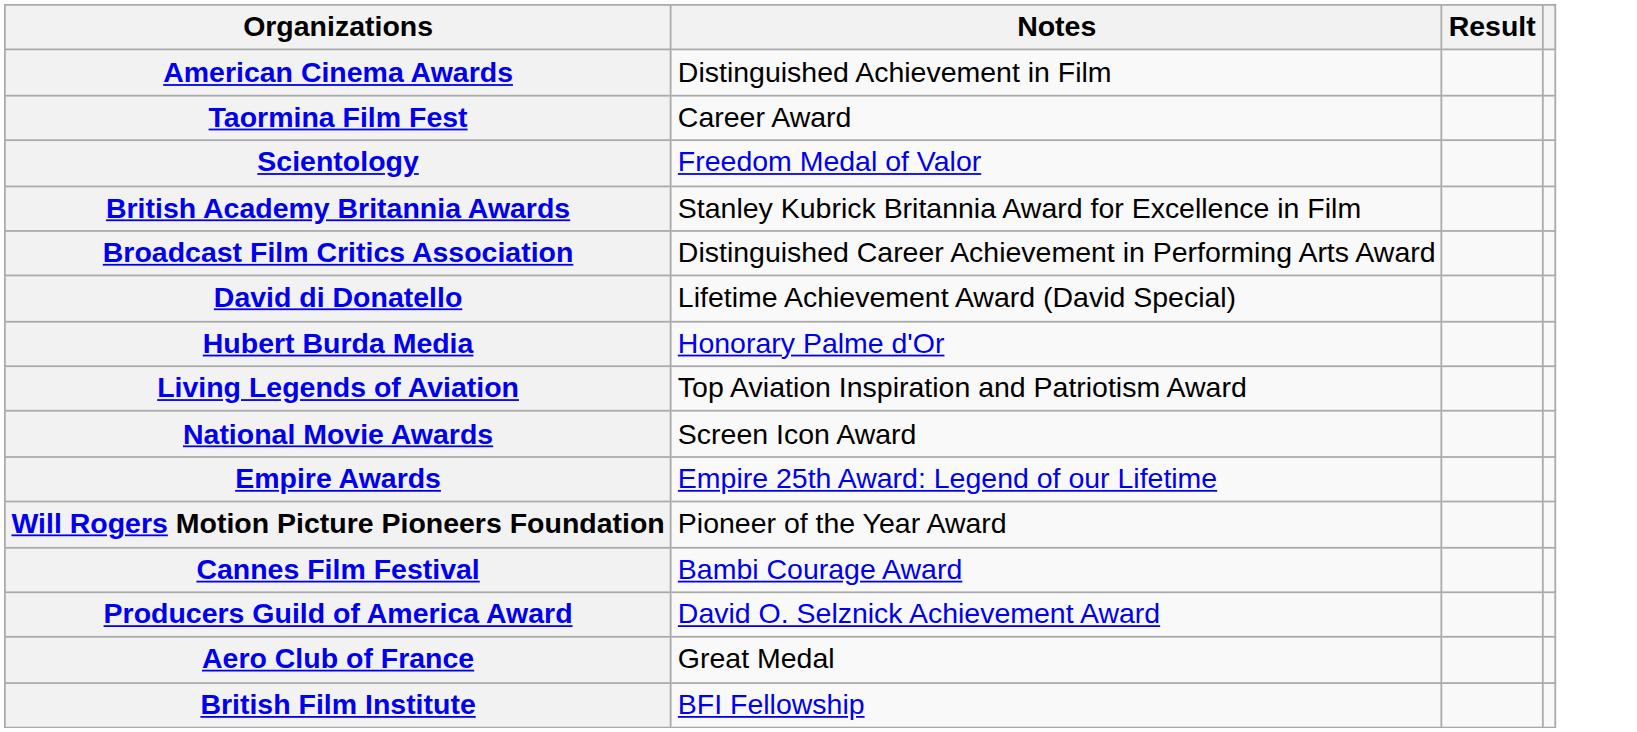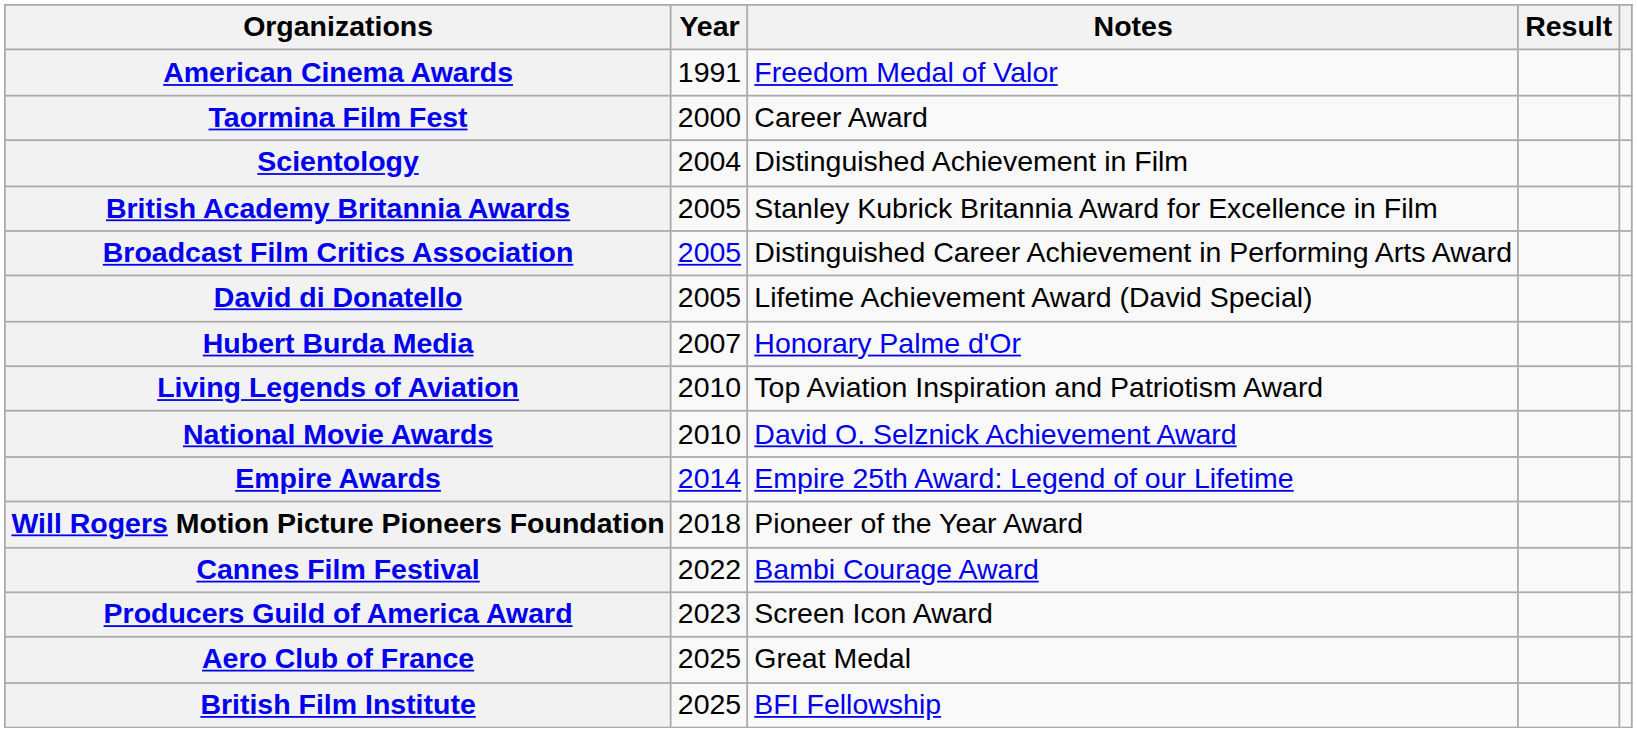+ column: (710, 27)
(895, 72) Distinguished Achievement in Film -> (906, 72) Freedom Medal of Valor
(830, 162) Freedom Medal of Valor -> (971, 162) Distinguished Achievement in Film
(797, 433) Screen Icon Award -> (995, 433) David O. Selznick Achievement Award
(919, 614) David O. Selznick Achievement Award -> (874, 614) Screen Icon Award
